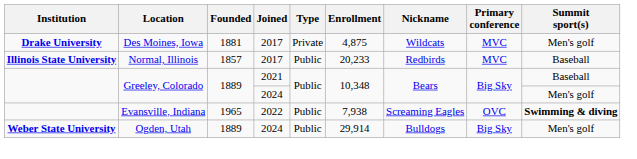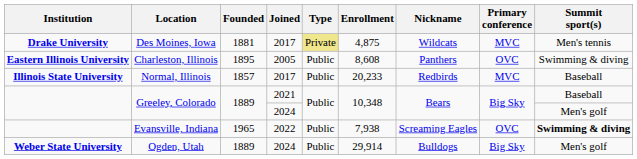(308, 42) no background -> (320, 42) khaki background
(571, 42) Men's golf -> (584, 42) Men's tennis
+ row: (176, 59)
